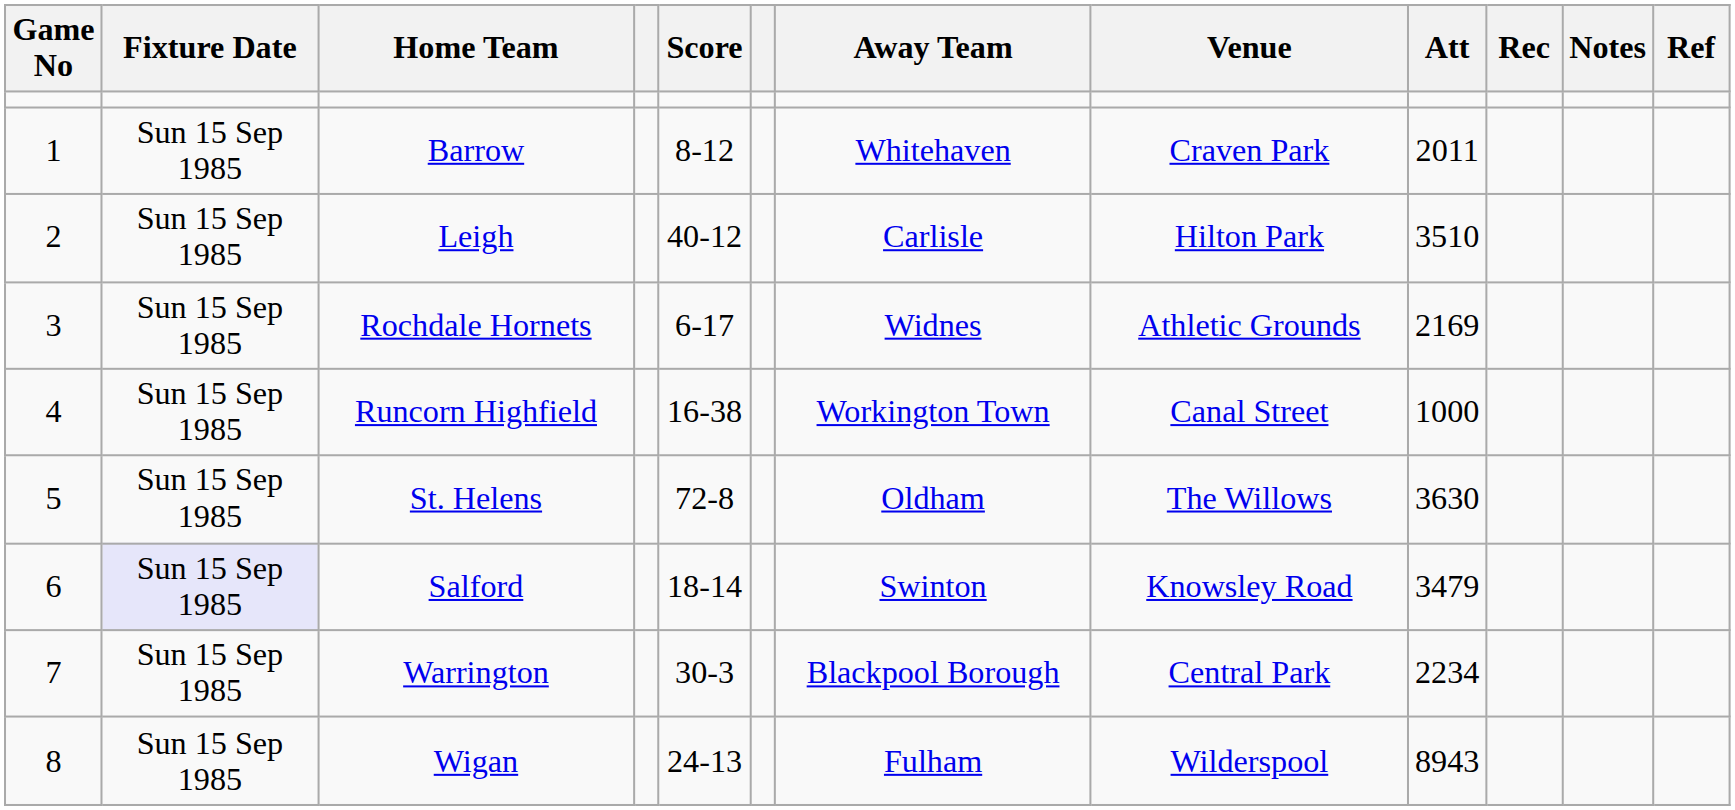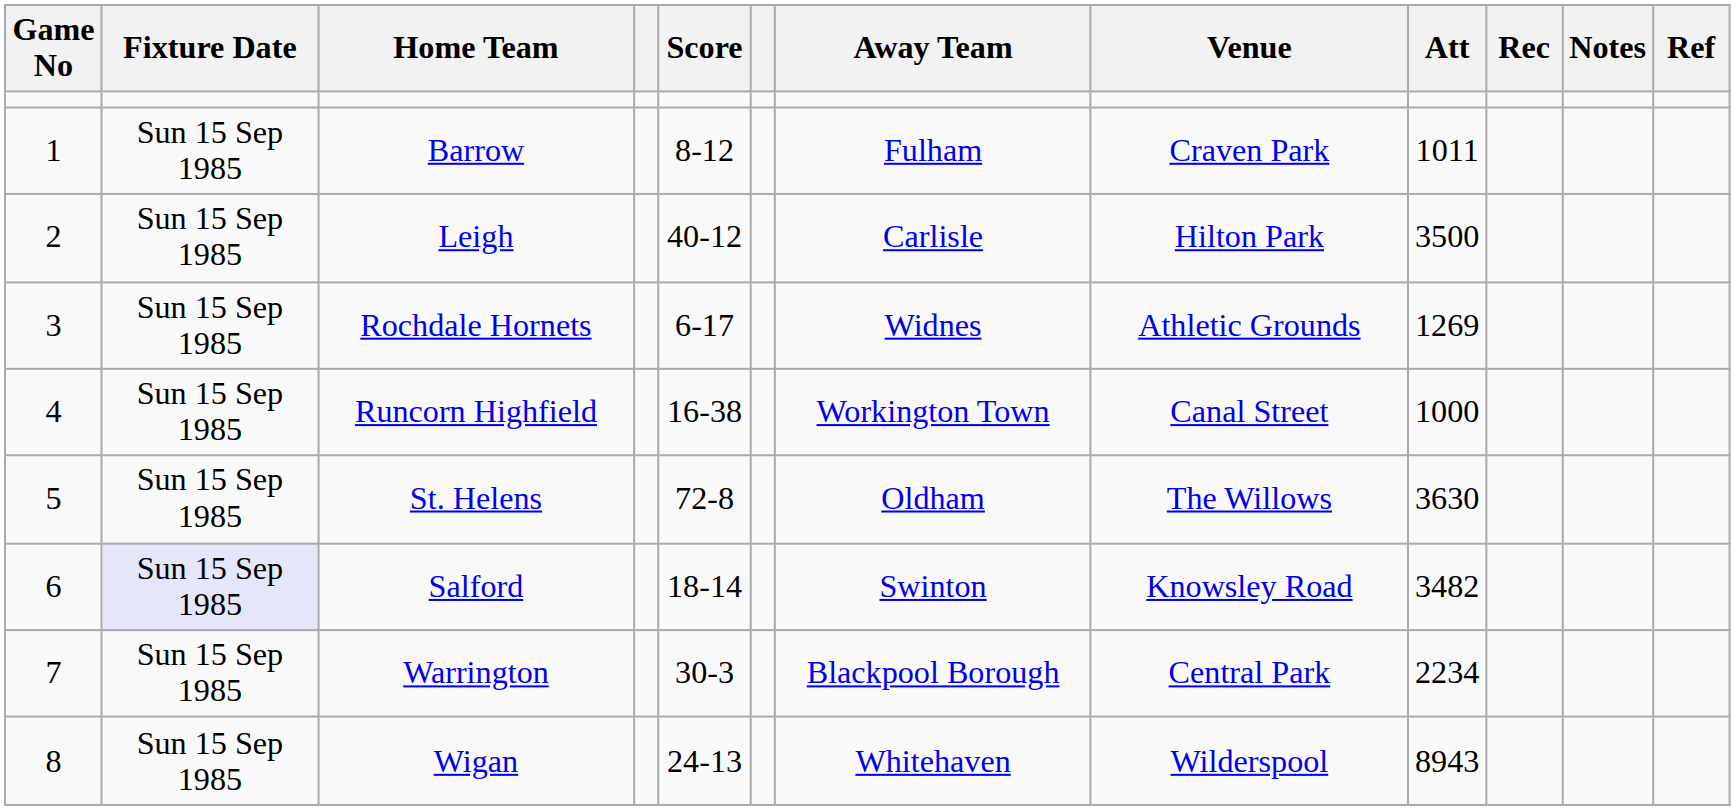(933, 150) Whitehaven -> (933, 150) Fulham
(1447, 150) 2011 -> (1447, 150) 1011
(1447, 237) 3510 -> (1447, 237) 3500
(1447, 324) 2169 -> (1447, 324) 1269
(1447, 586) 3479 -> (1447, 586) 3482
(933, 760) Fulham -> (933, 760) Whitehaven
